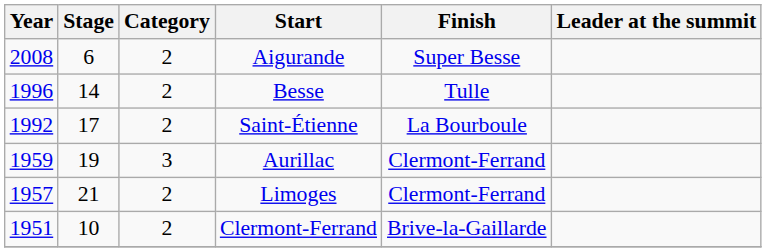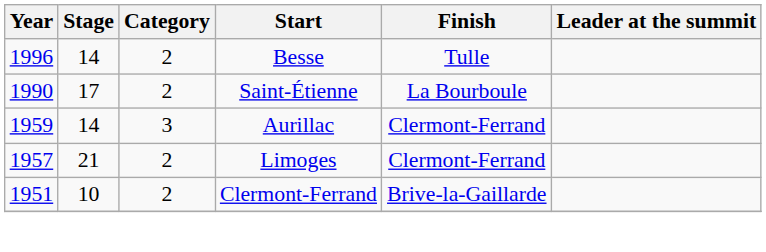- row: (298, 56)
(31, 125) 1992 -> (31, 90) 1990
(89, 159) 19 -> (89, 125) 14
